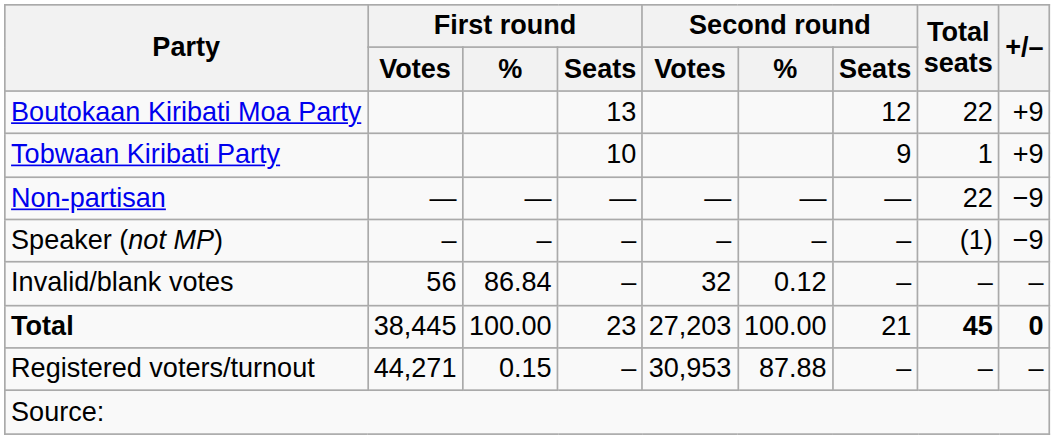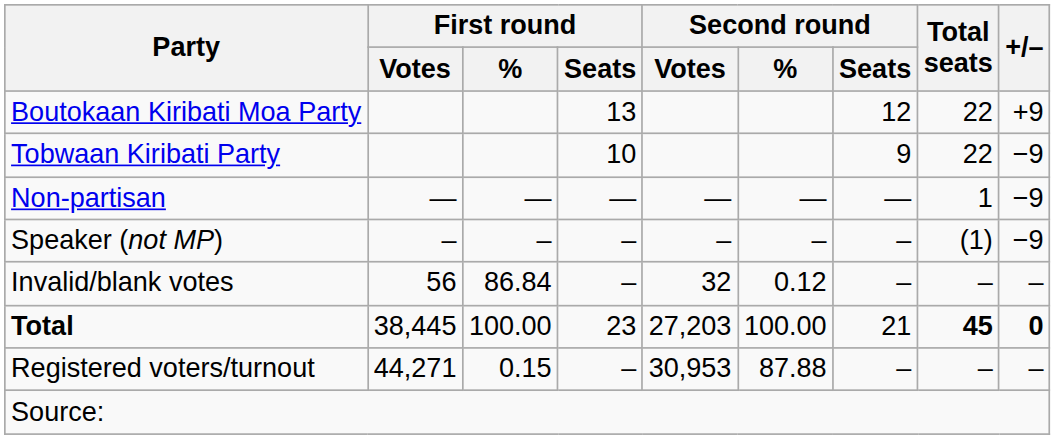(985, 154) 1 -> (978, 154) 22
(1028, 154) +9 -> (1028, 154) −9
(978, 197) 22 -> (985, 197) 1
